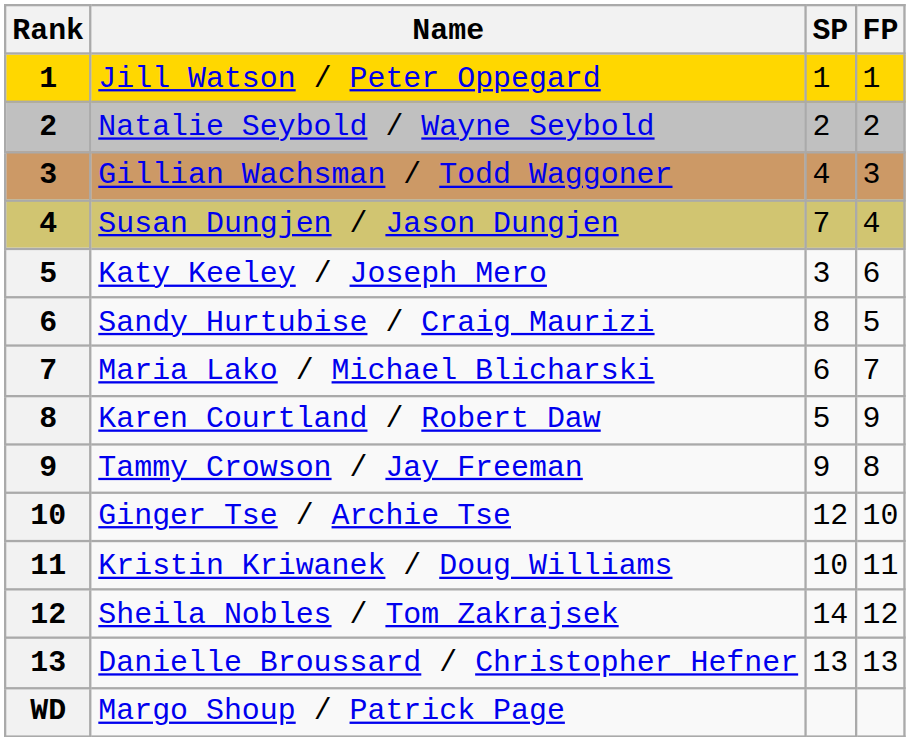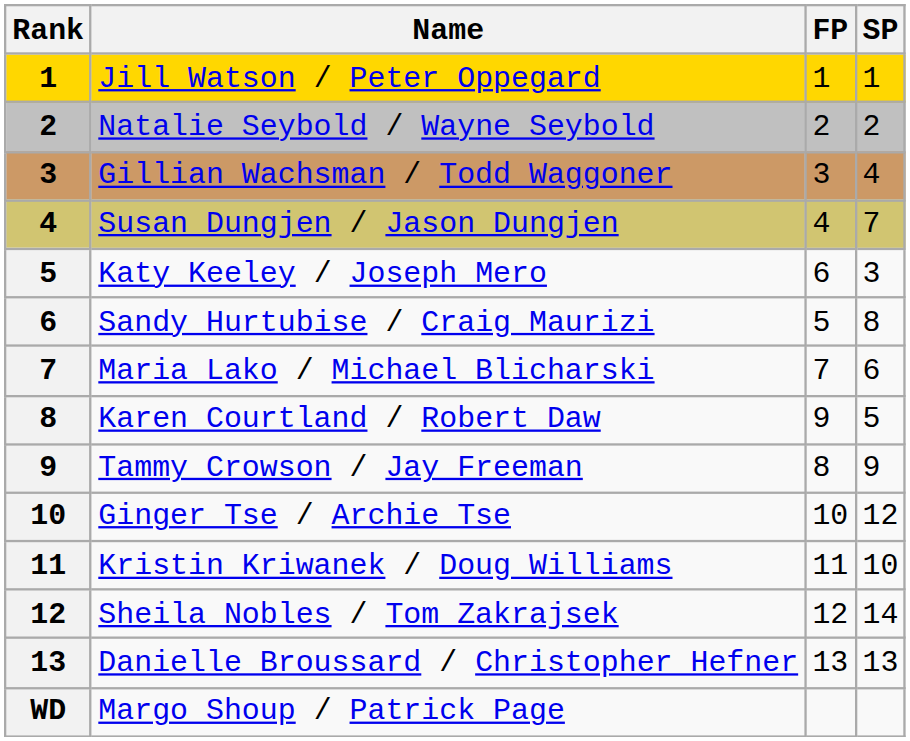columns swapped: (830, 30) <-> (880, 30)
